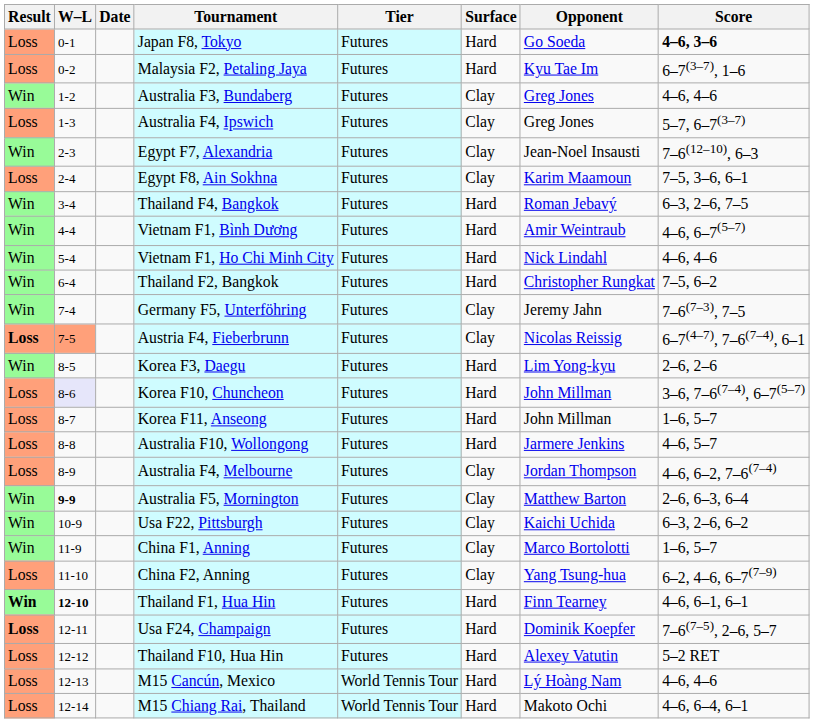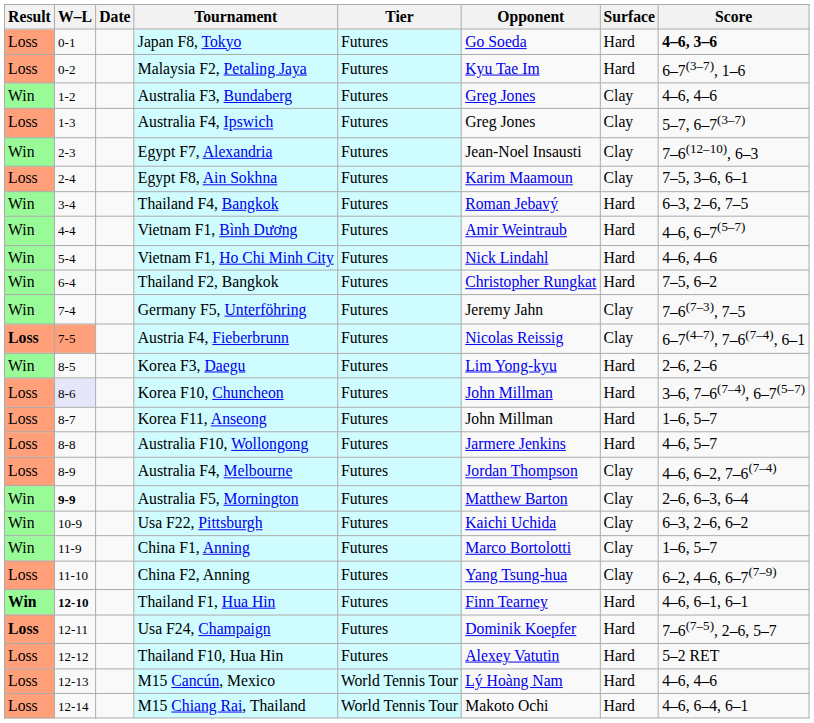columns swapped: (491, 16) <-> (589, 16)
